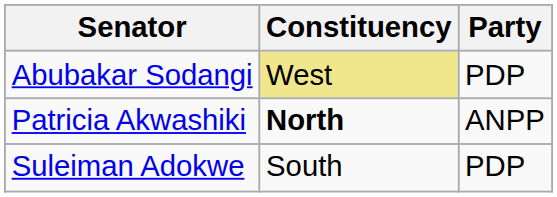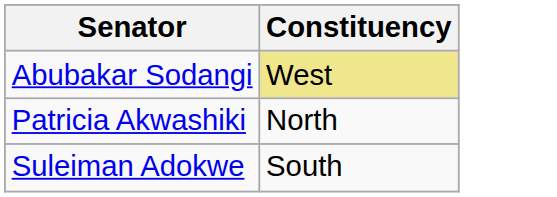- column: (505, 27)
(305, 120) bold -> (302, 120) normal
